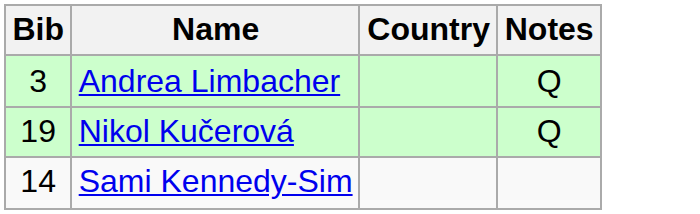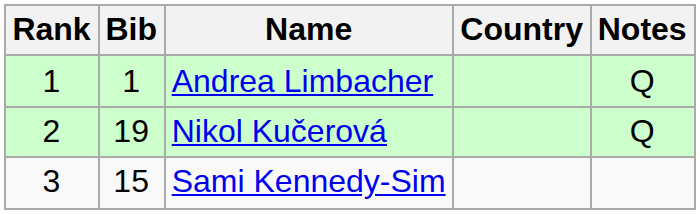+ column: (52, 29)
(38, 80) 3 -> (131, 80) 1
(38, 182) 14 -> (131, 182) 15
